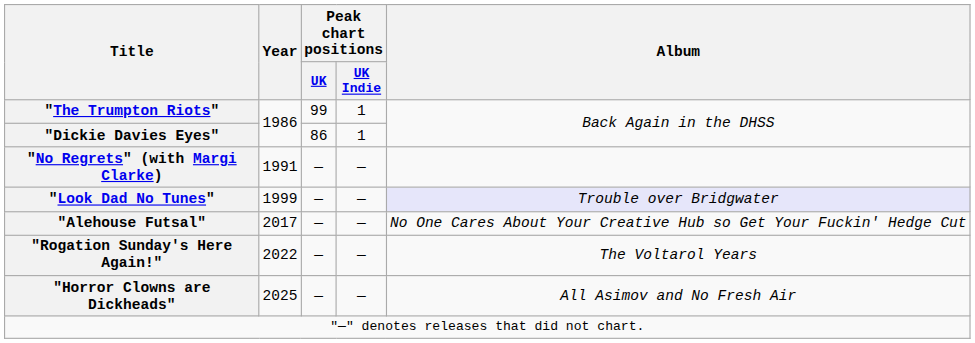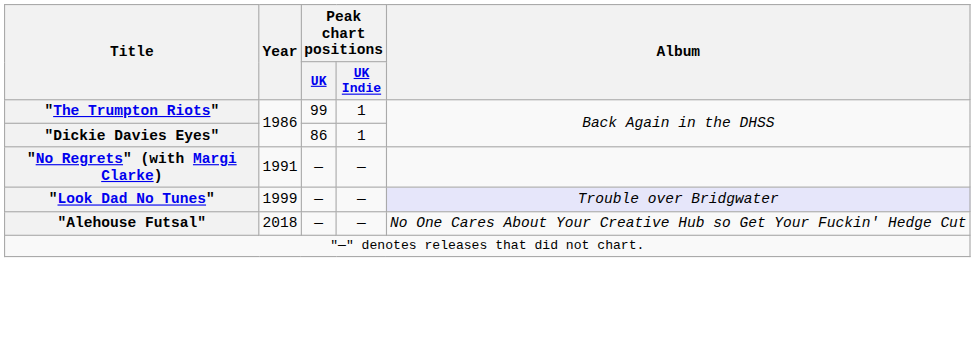(280, 223) 2017 -> (280, 223) 2018
- row: (132, 255)
- row: (132, 296)
